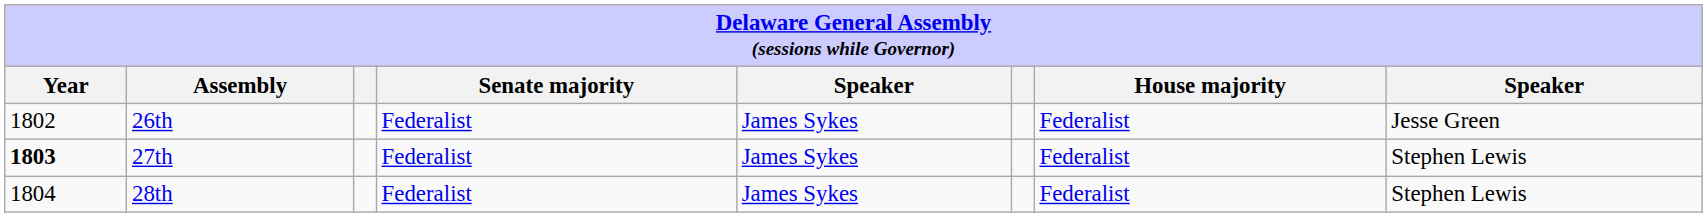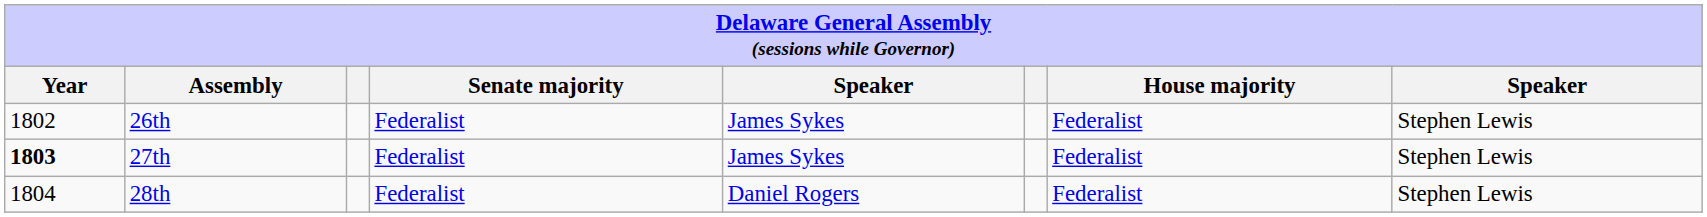(1446, 120) Jesse Green -> (1465, 120) Stephen Lewis
(800, 193) James Sykes -> (794, 193) Daniel Rogers
